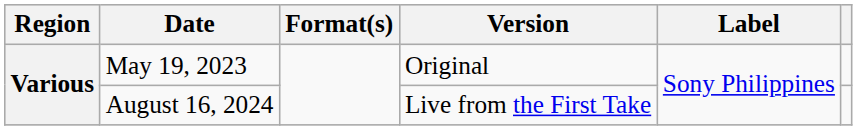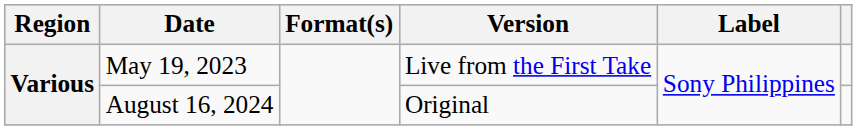(447, 64) Original -> (528, 64) Live from the First Take
(528, 104) Live from the First Take -> (447, 104) Original
